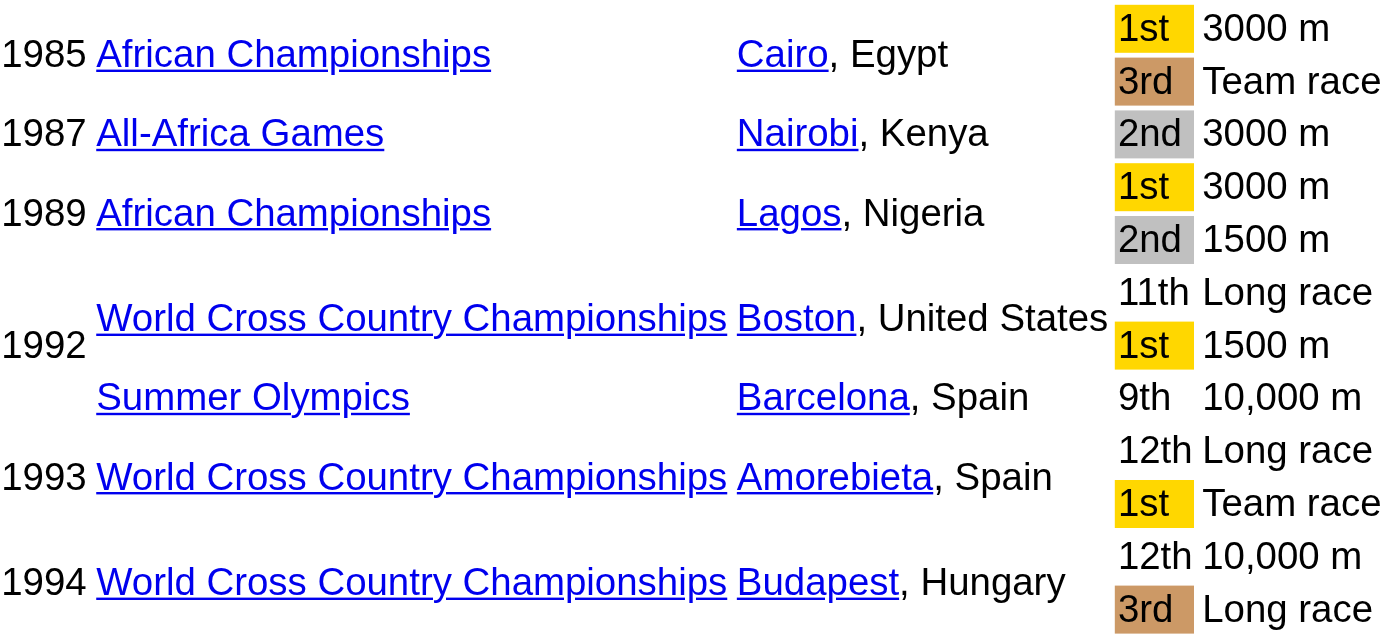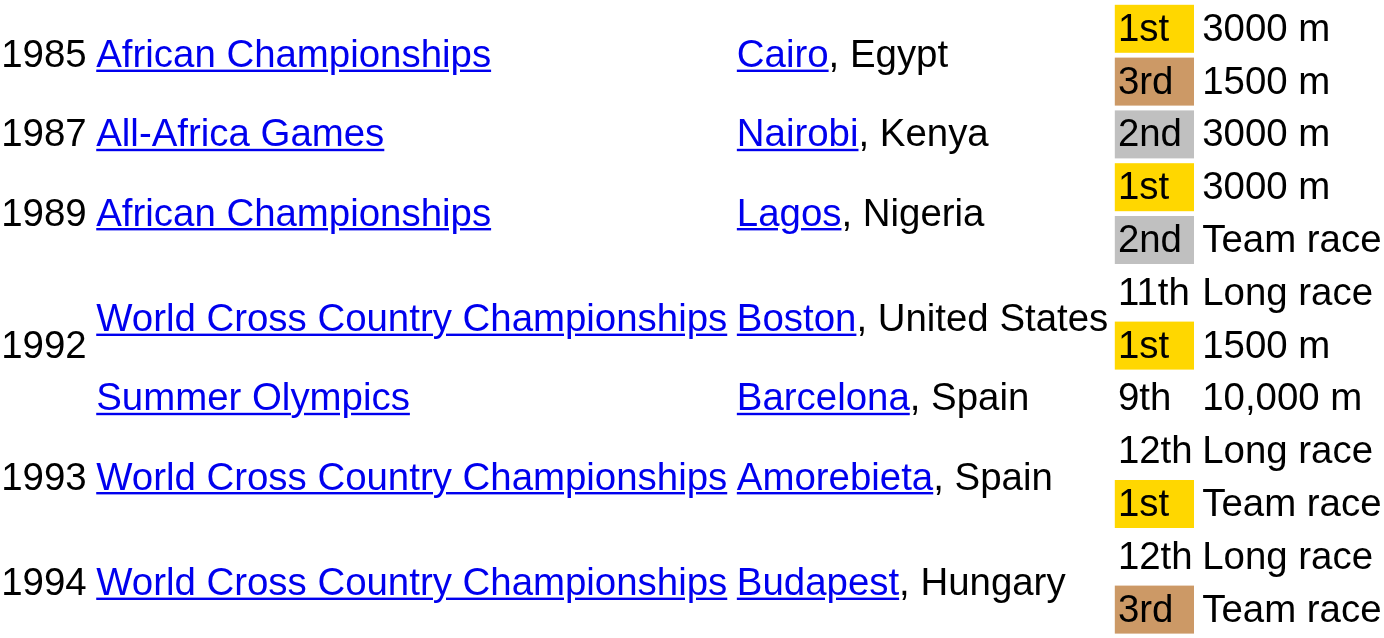(1292, 80) Team race -> (1266, 80) 1500 m
(1266, 239) 1500 m -> (1292, 239) Team race
(1282, 556) 10,000 m -> (1288, 556) Long race
(1288, 608) Long race -> (1292, 608) Team race
